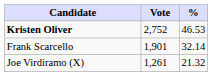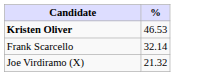- column: (160, 12)
